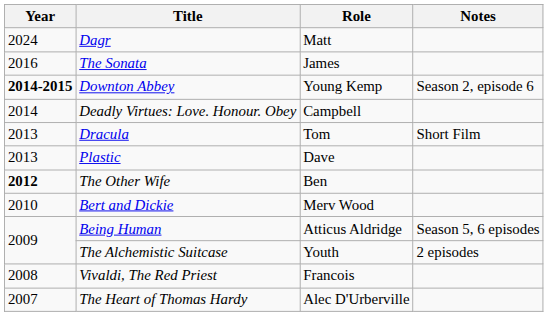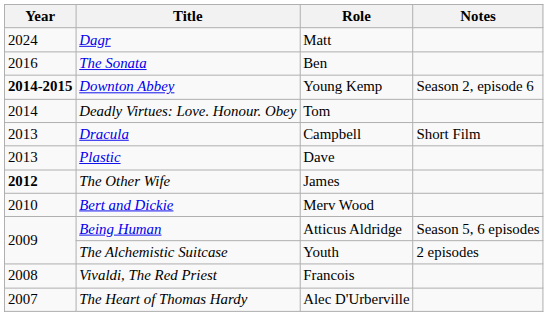(321, 63) James -> (315, 63) Ben
(332, 110) Campbell -> (317, 110) Tom
(317, 134) Tom -> (332, 134) Campbell
(315, 181) Ben -> (321, 181) James
